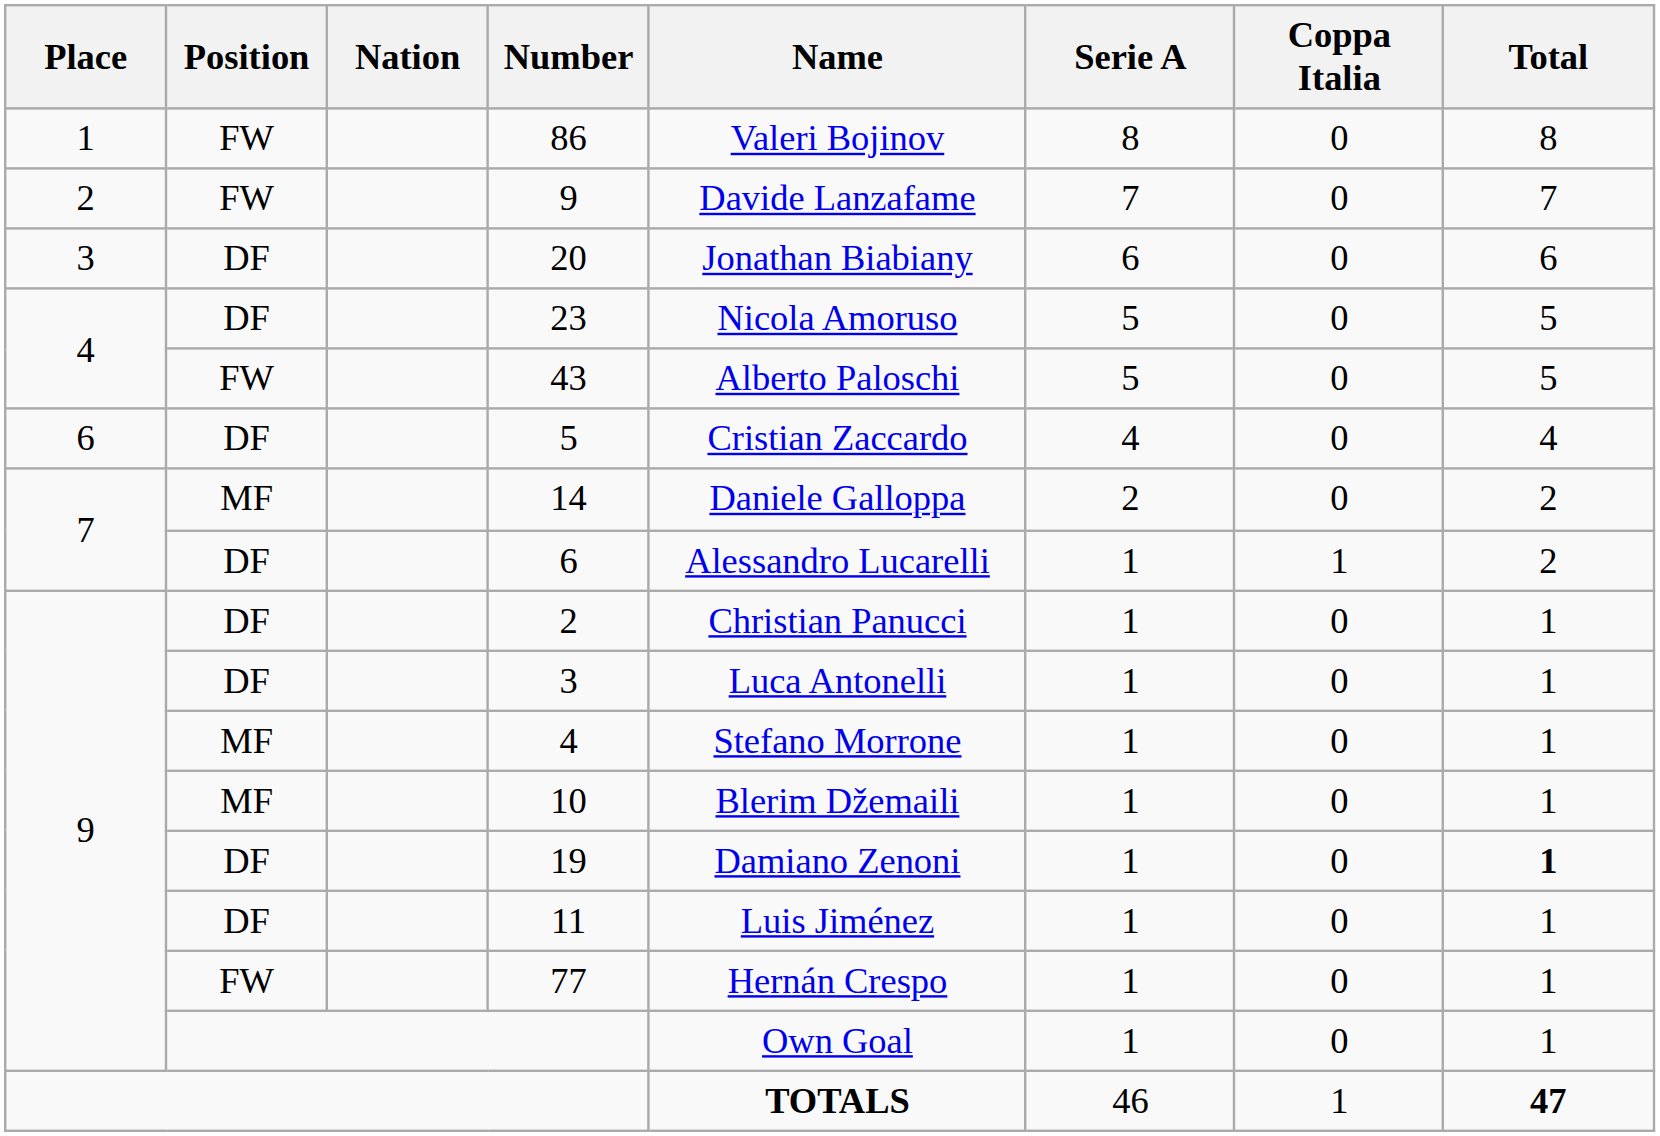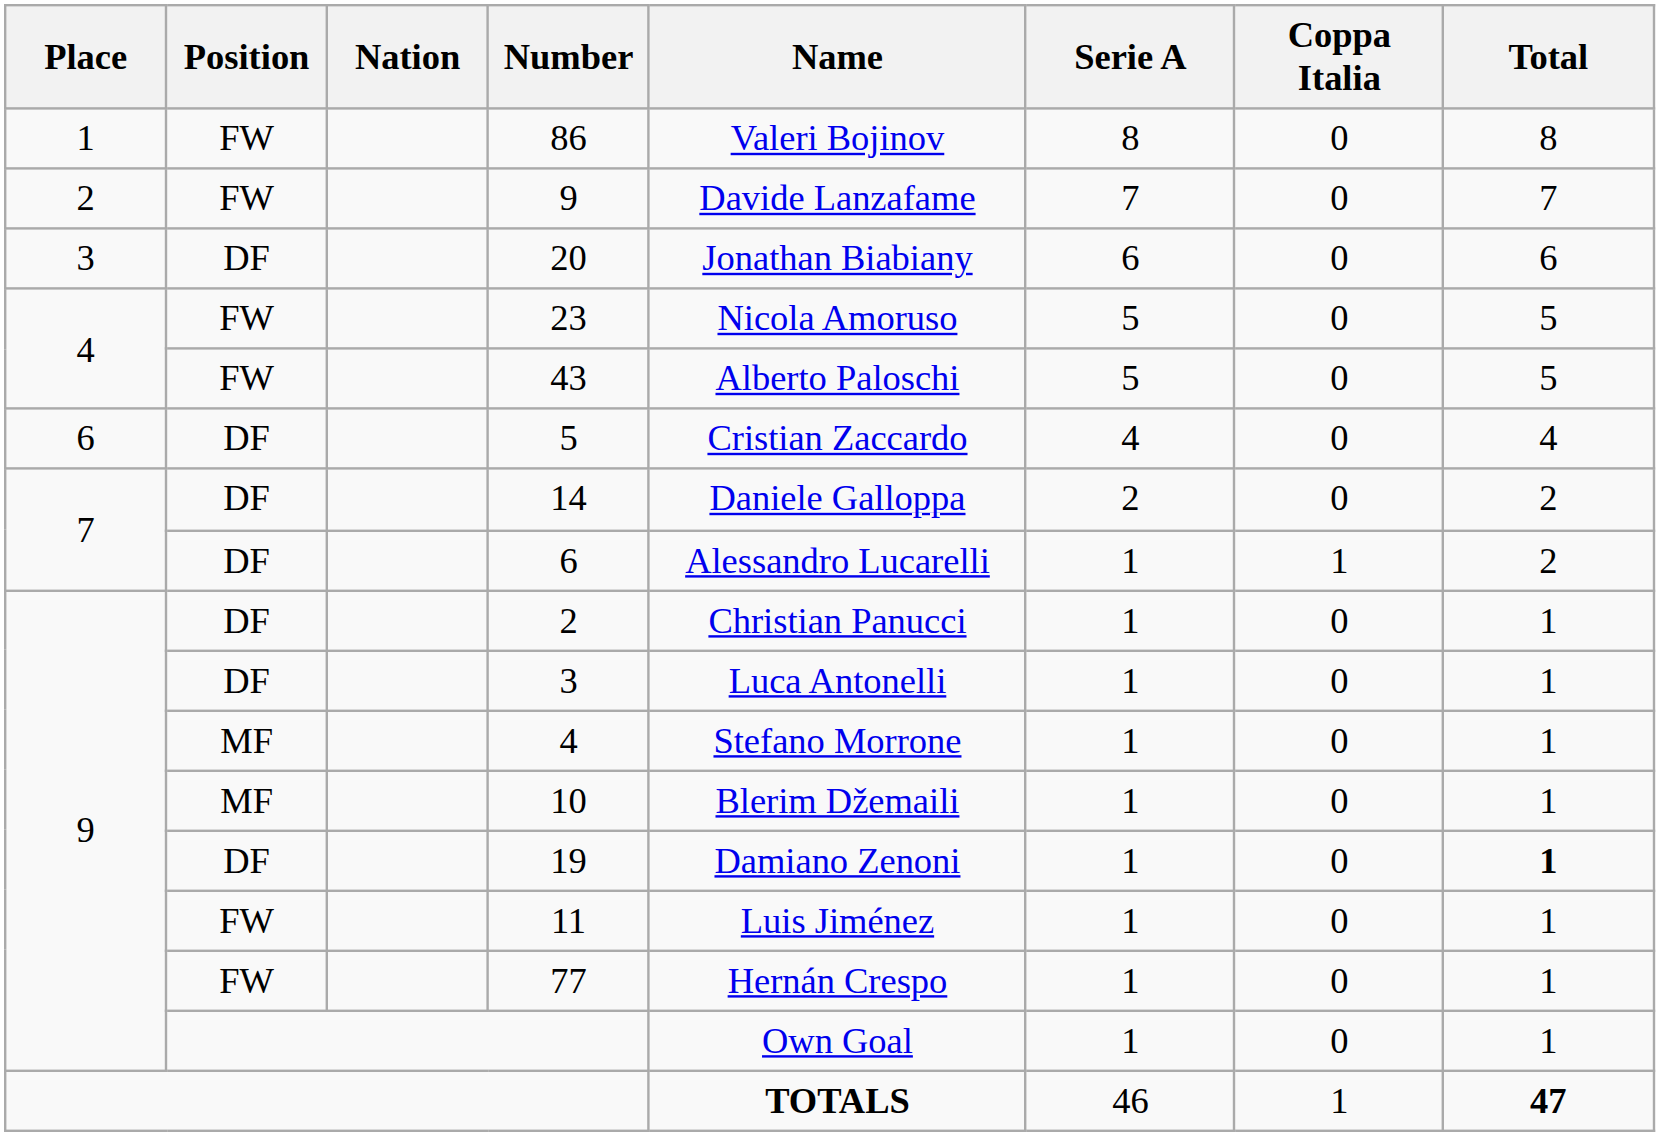(247, 318) DF -> (247, 318) FW
(247, 499) MF -> (247, 499) DF
(247, 920) DF -> (247, 920) FW
